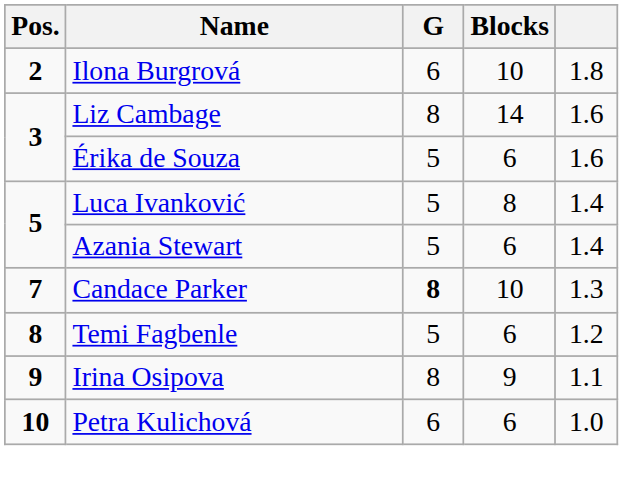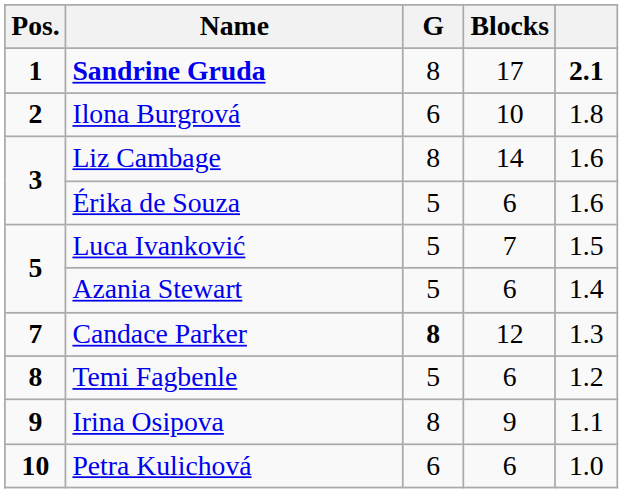+ row: (169, 70)
(510, 202) 8 -> (510, 245) 7
(586, 202) 1.4 -> (586, 245) 1.5
(510, 289) 10 -> (510, 333) 12
